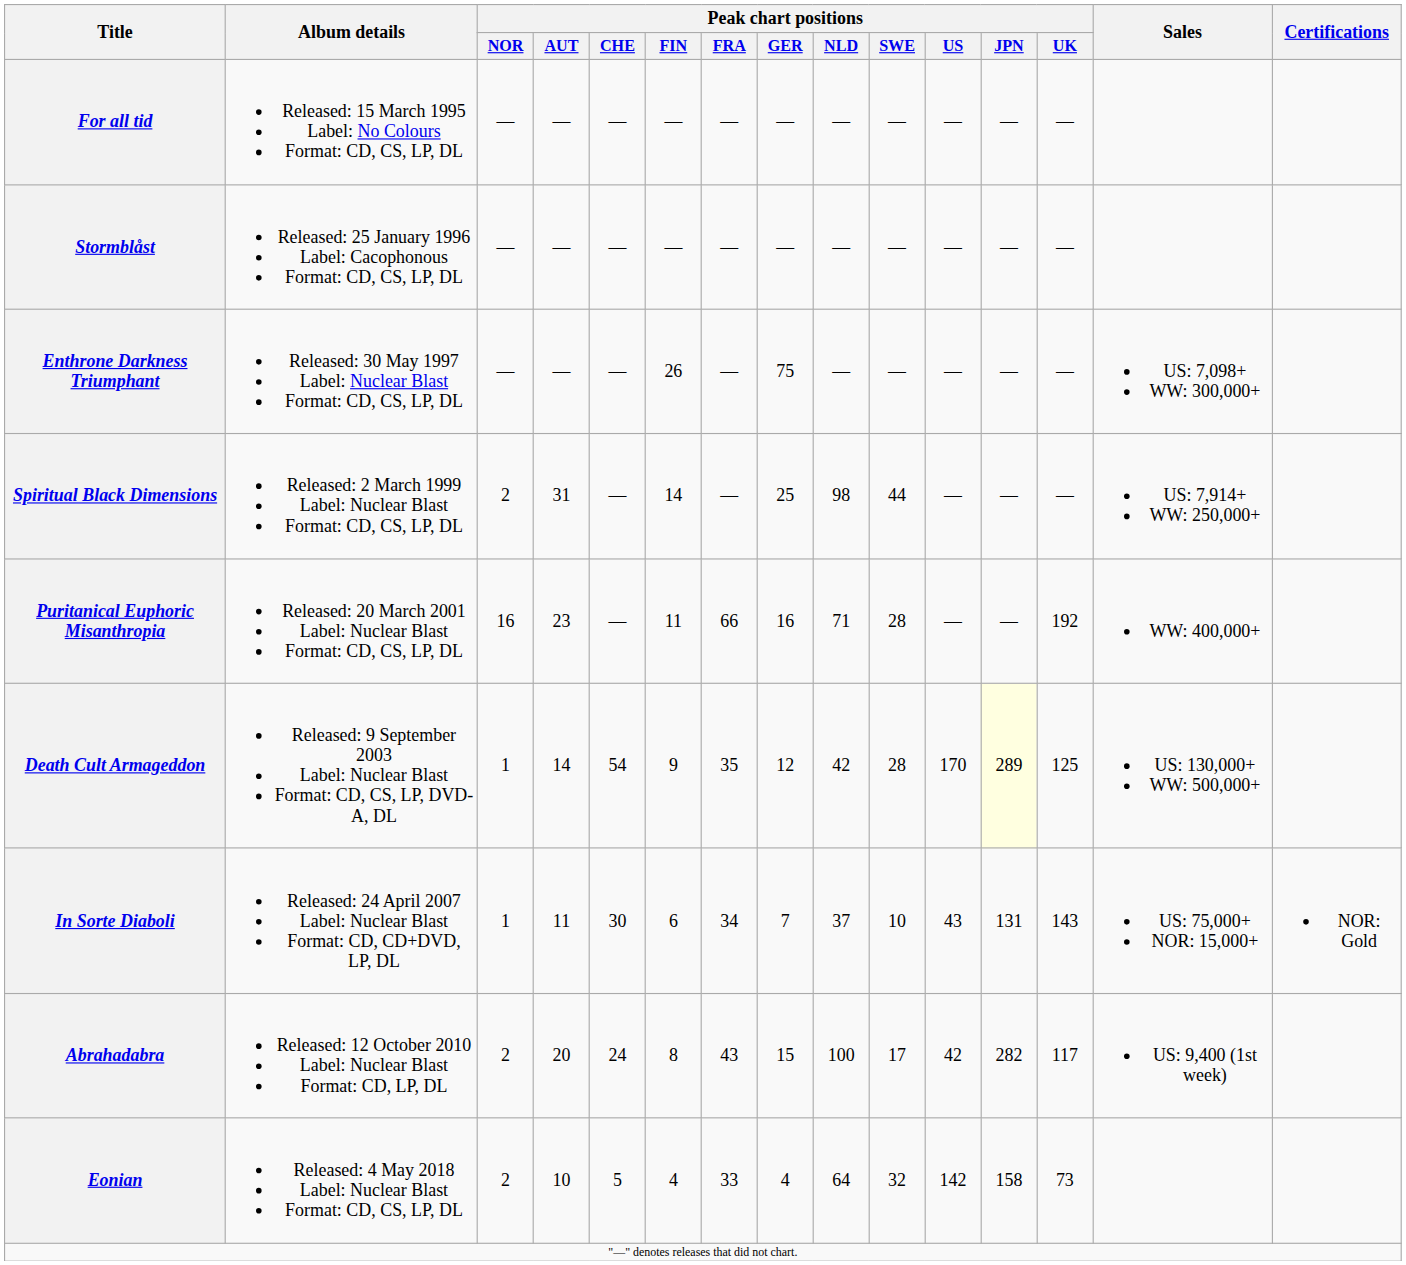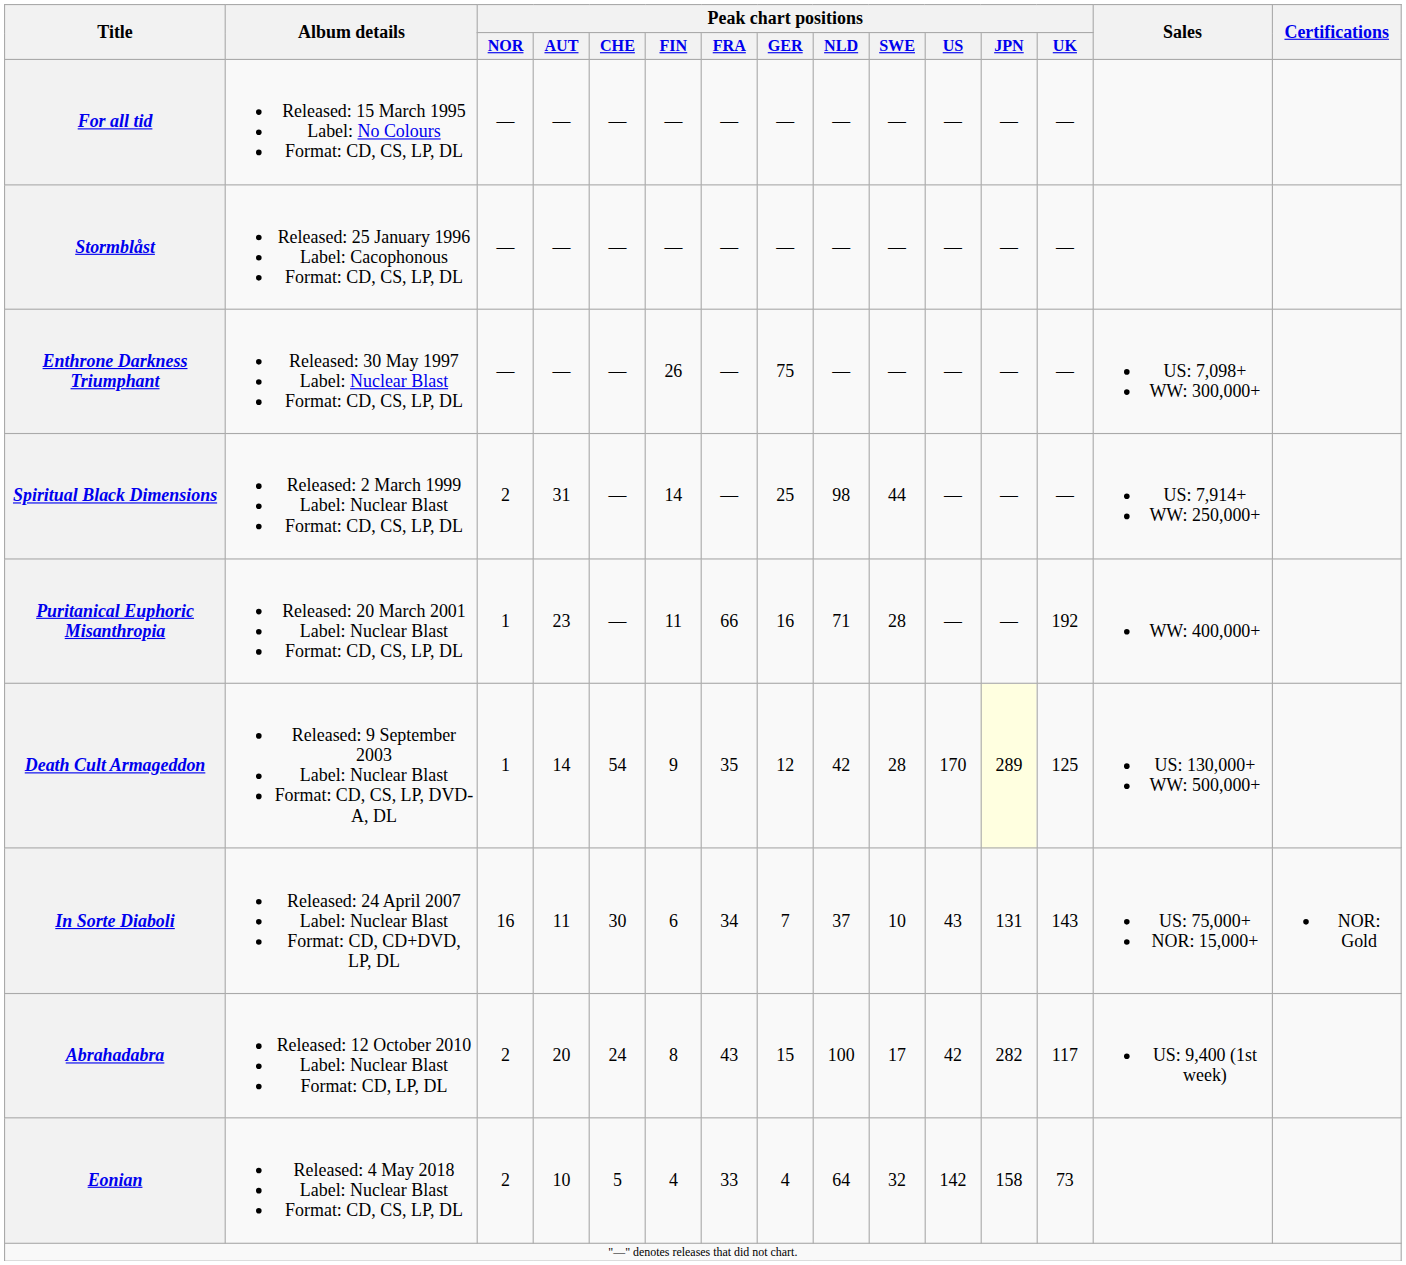(506, 620) 16 -> (506, 620) 1
(506, 920) 1 -> (506, 920) 16
